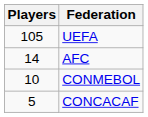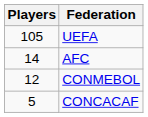(32, 79) 10 -> (32, 79) 12
